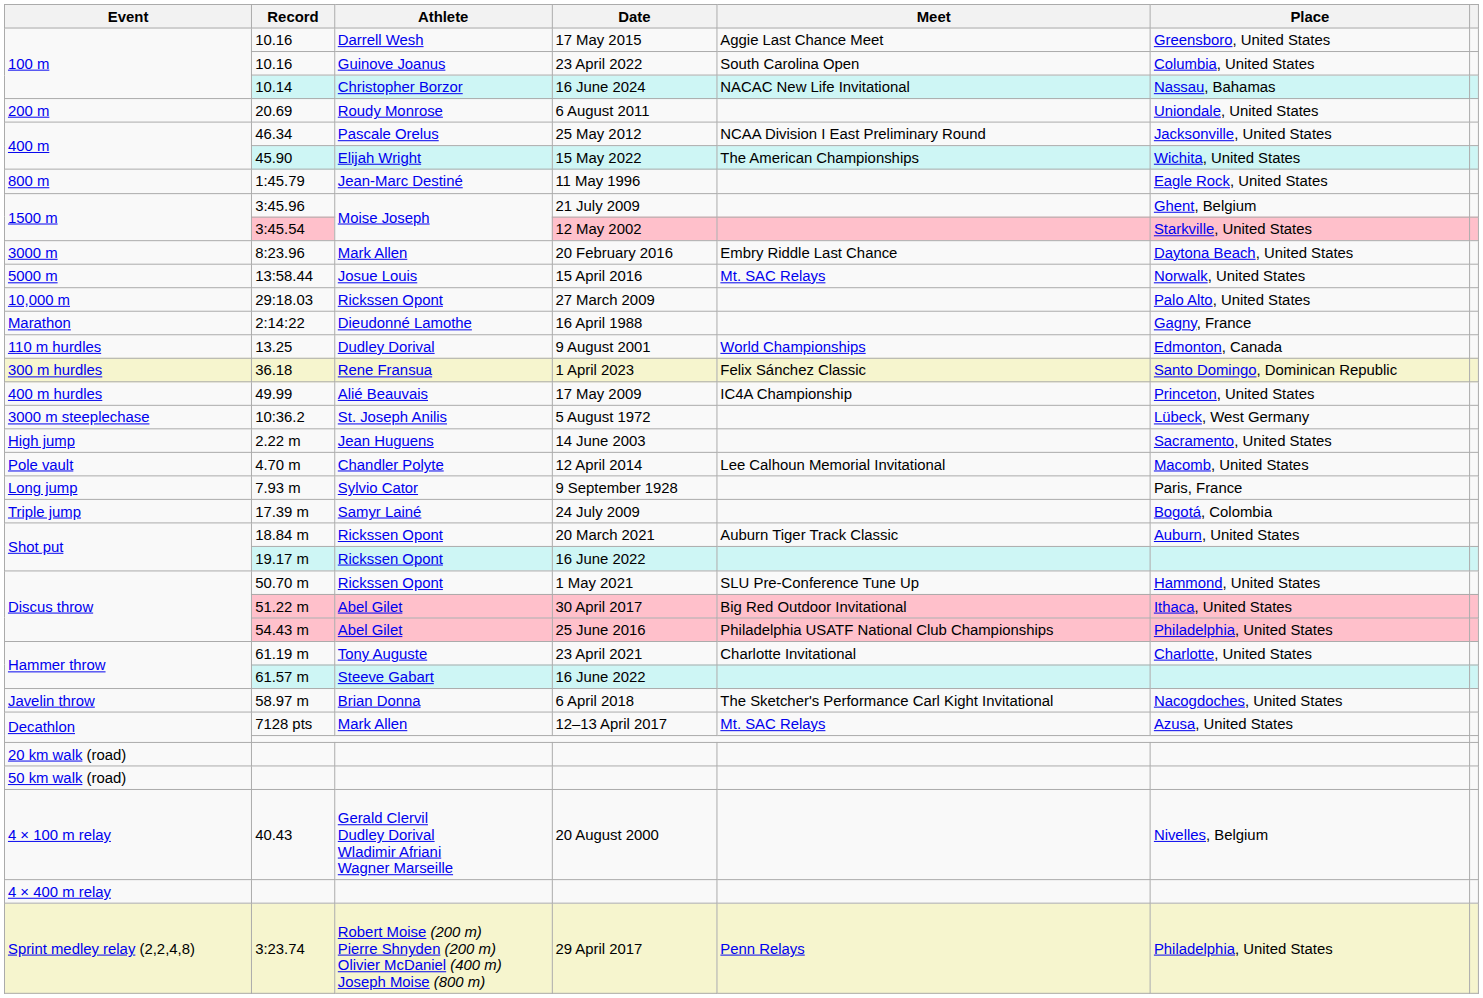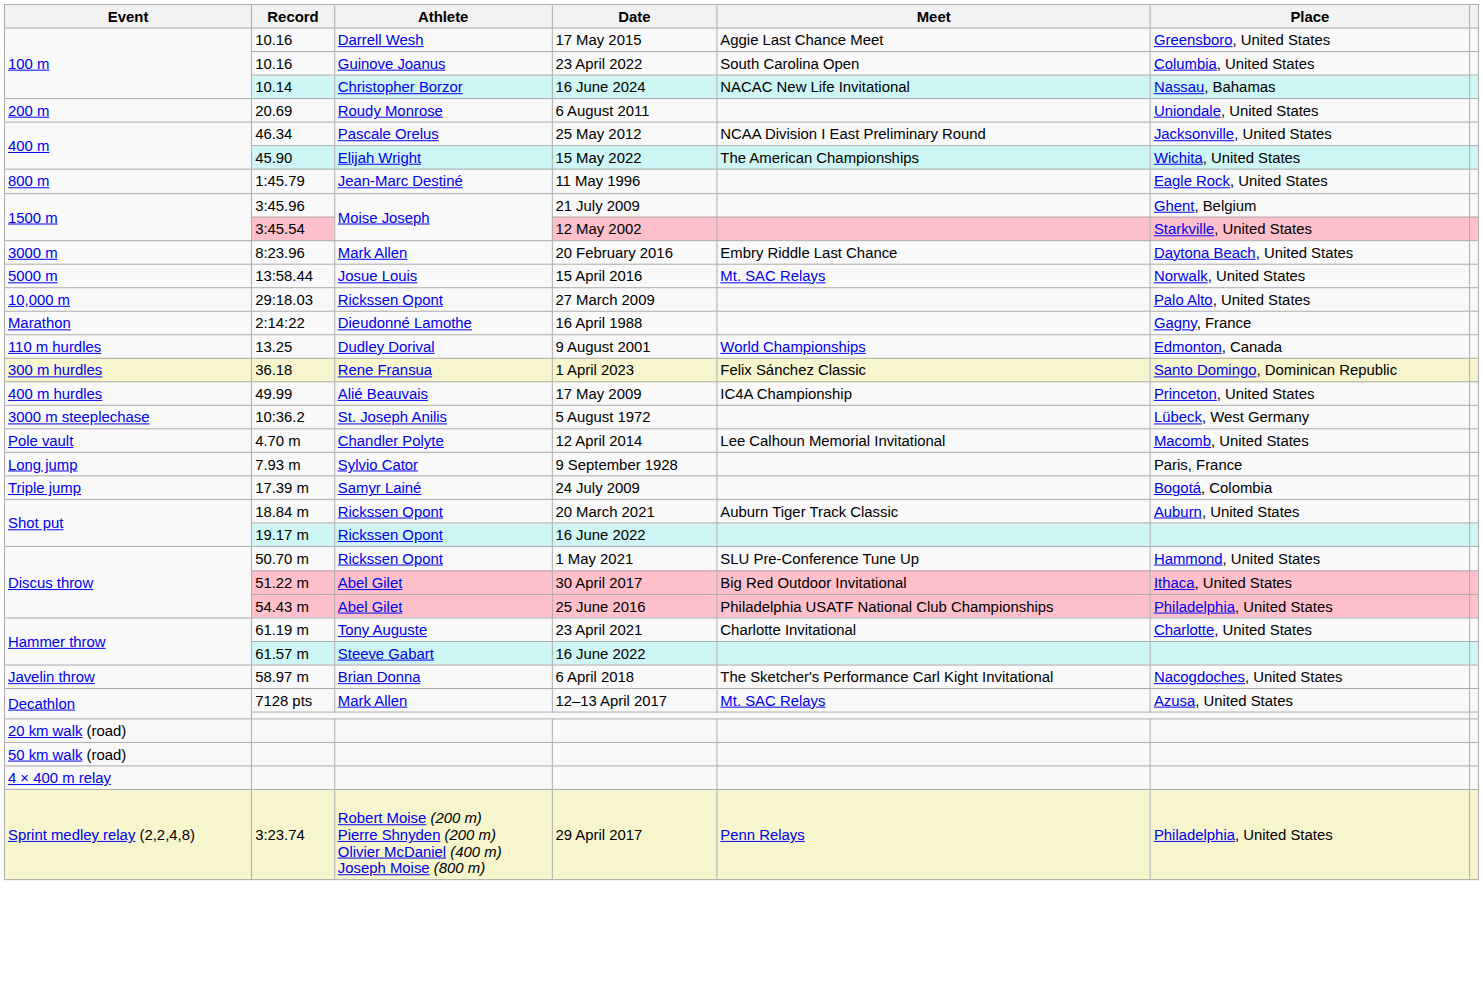- row: (41, 441)
- row: (59, 835)
